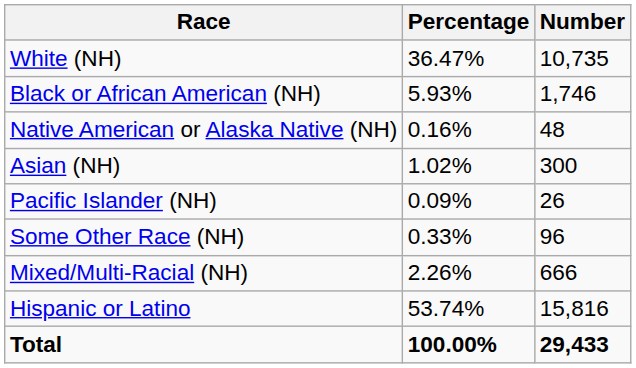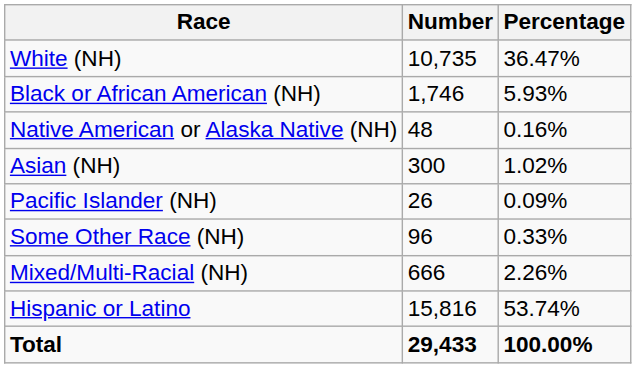columns swapped: (582, 22) <-> (469, 22)
